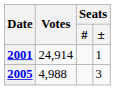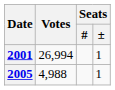(56, 54) 24,914 -> (56, 54) 26,994
(99, 74) 3 -> (99, 74) 1
